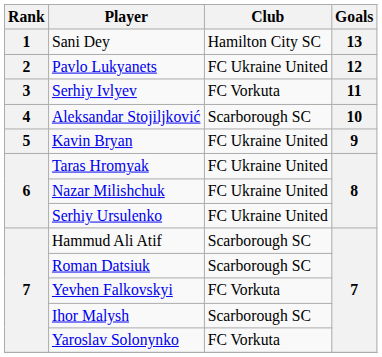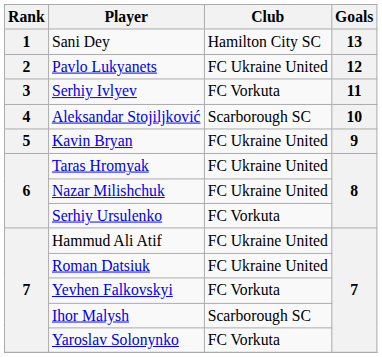(268, 215) FC Ukraine United -> (244, 215) FC Vorkuta
(259, 240) Scarborough SC -> (268, 240) FC Ukraine United
(259, 265) Scarborough SC -> (268, 265) FC Ukraine United
